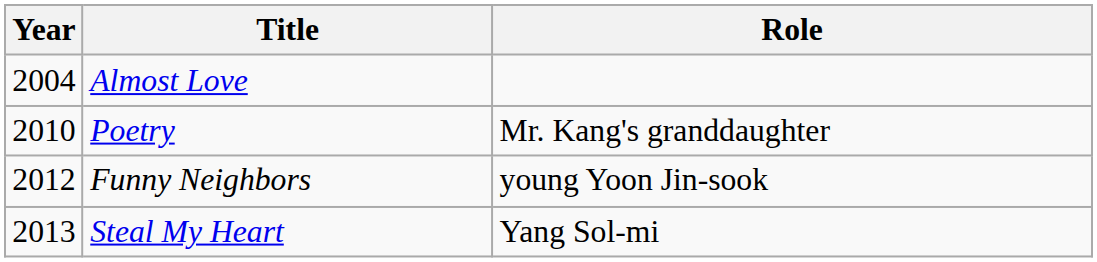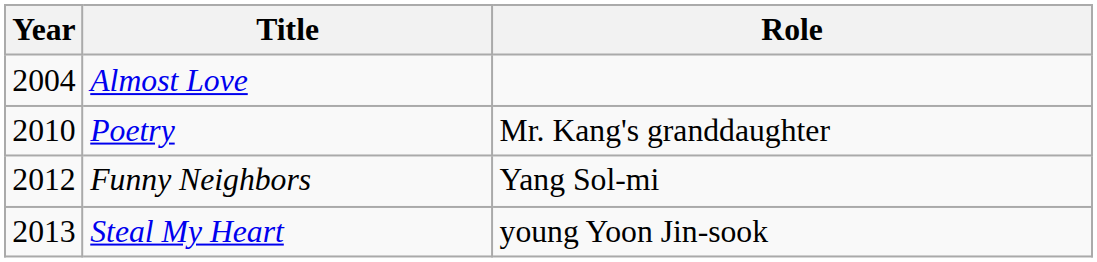(634, 180) young Yoon Jin-sook -> (579, 180) Yang Sol-mi
(579, 230) Yang Sol-mi -> (634, 230) young Yoon Jin-sook
